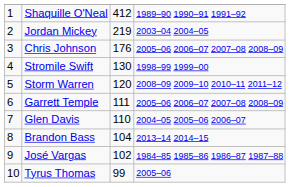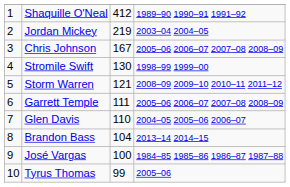(122, 48) 176 -> (122, 48) 167
(122, 84) 120 -> (122, 84) 121
(122, 155) 102 -> (122, 155) 100
